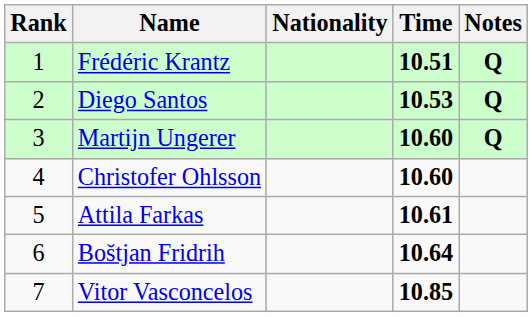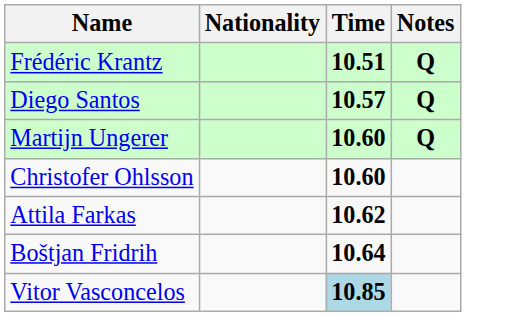- column: (39, 23)
(426, 100) 10.53 -> (358, 100) 10.57
(426, 215) 10.61 -> (358, 215) 10.62
(426, 291) no background -> (358, 291) lightblue background
